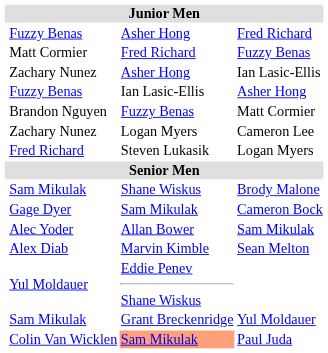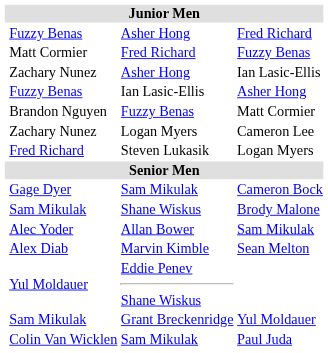rows swapped: (278, 189) <-> (280, 209)
(159, 339) lightsalmon background -> (159, 339) no background
